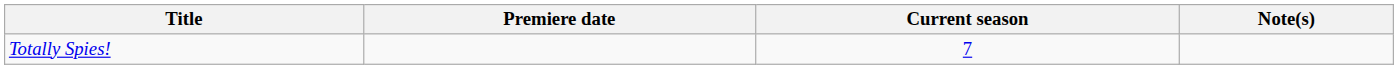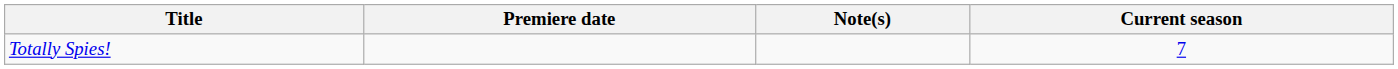columns swapped: (968, 19) <-> (1286, 19)
